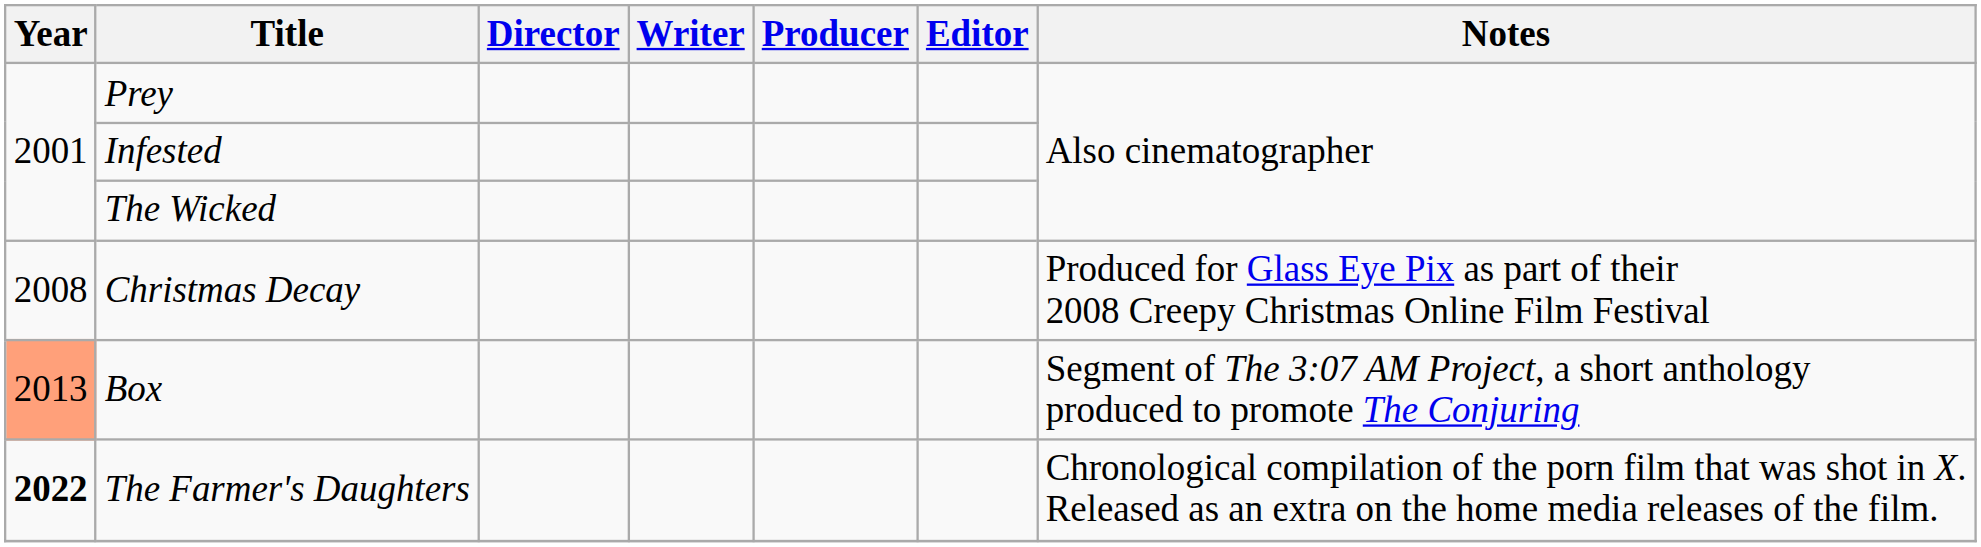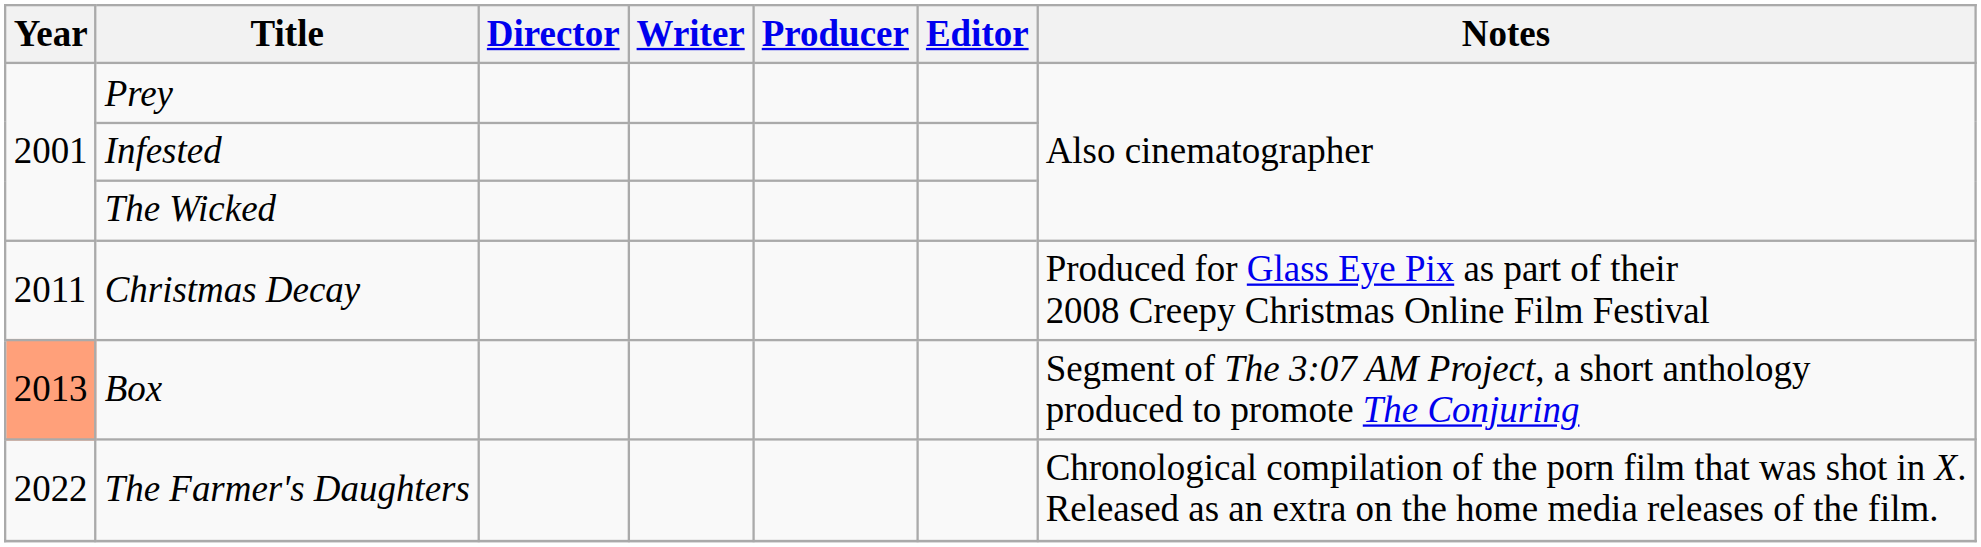(51, 289) 2008 -> (50, 289) 2011
(51, 489) bold -> (51, 489) normal
